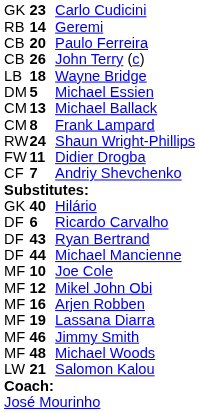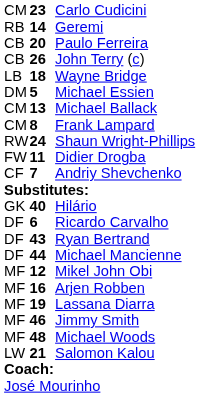(15, 10) GK -> (16, 10) CM
- row: (84, 271)
